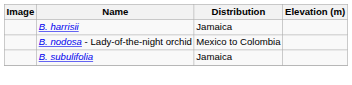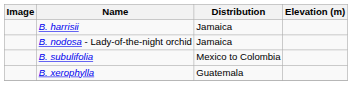(238, 42) Mexico to Colombia -> (214, 42) Jamaica
(214, 57) Jamaica -> (238, 57) Mexico to Colombia
+ row: (66, 73)
